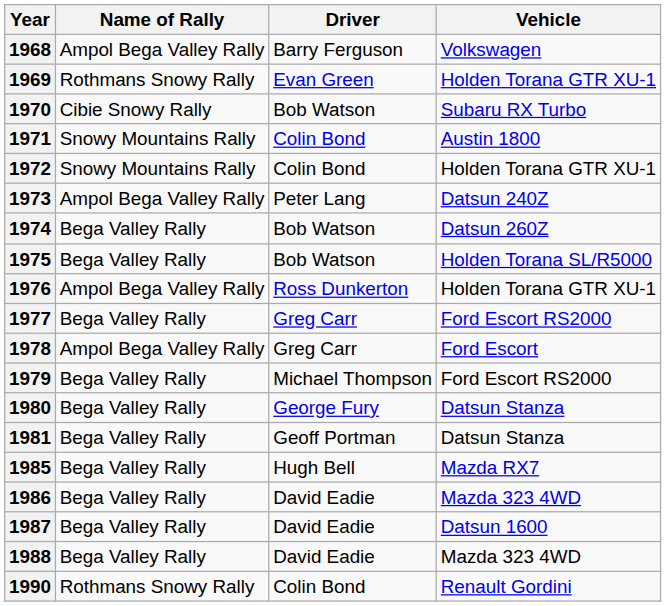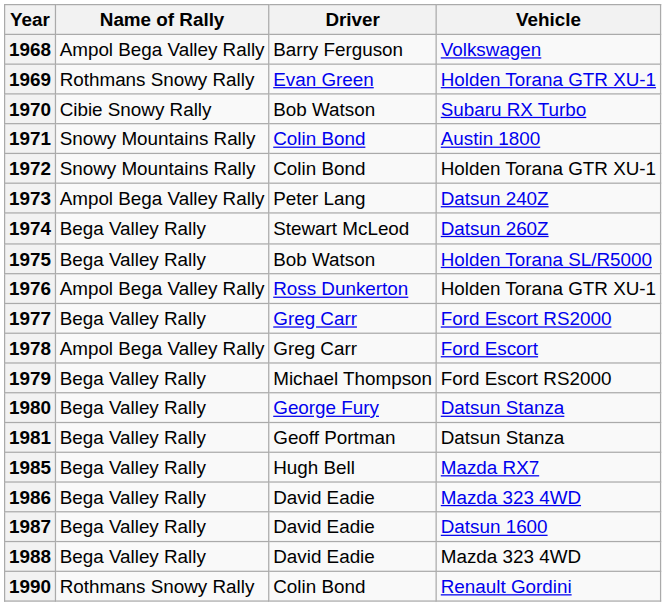(324, 229) Bob Watson -> (341, 229) Stewart McLeod
